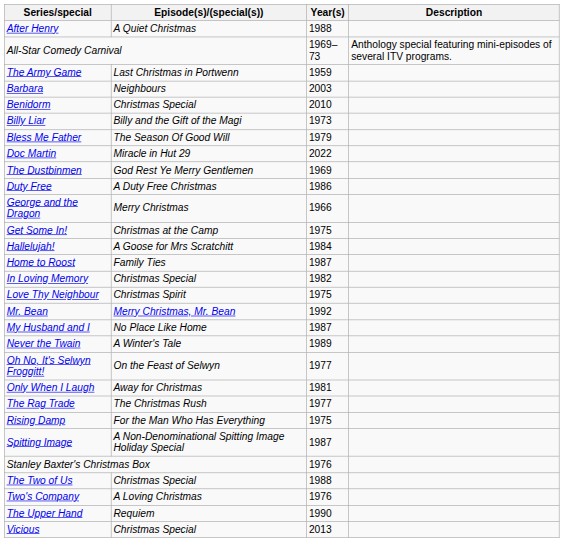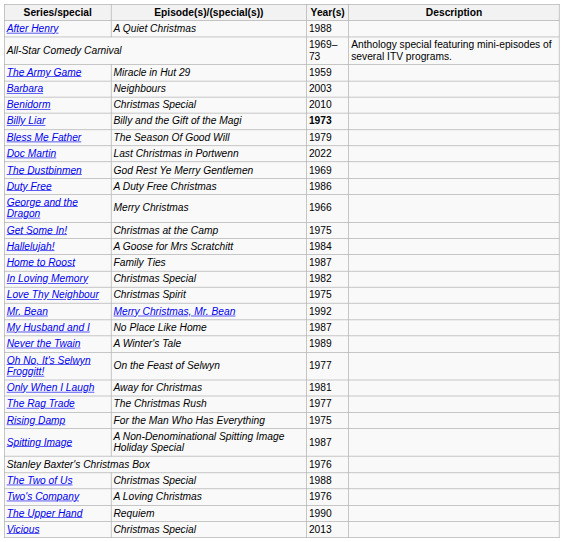(176, 72) Last Christmas in Portwenn -> (152, 72) Miracle in Hut 29
(320, 121) normal -> (320, 121) bold
(152, 154) Miracle in Hut 29 -> (176, 154) Last Christmas in Portwenn
